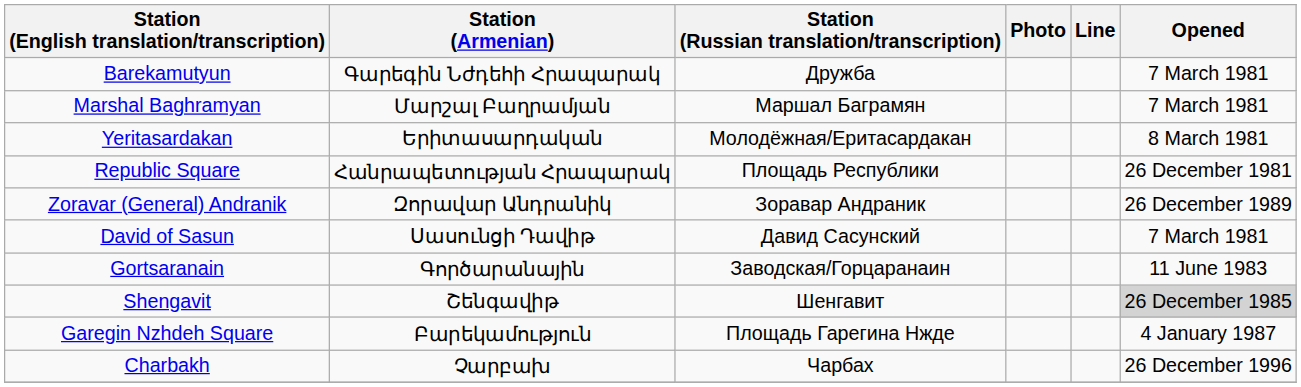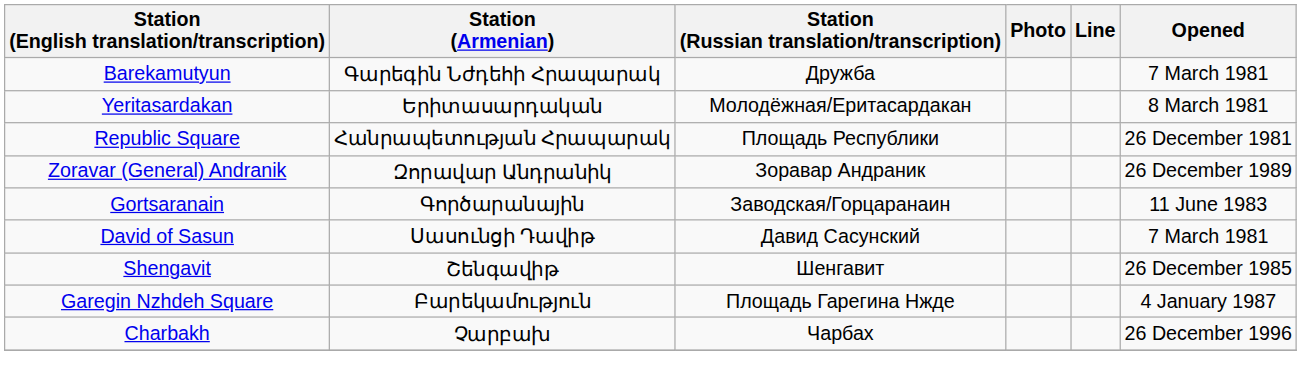- row: (167, 106)
rows swapped: (167, 236) <-> (167, 268)
(1208, 301) lightgrey background -> (1208, 268) no background
